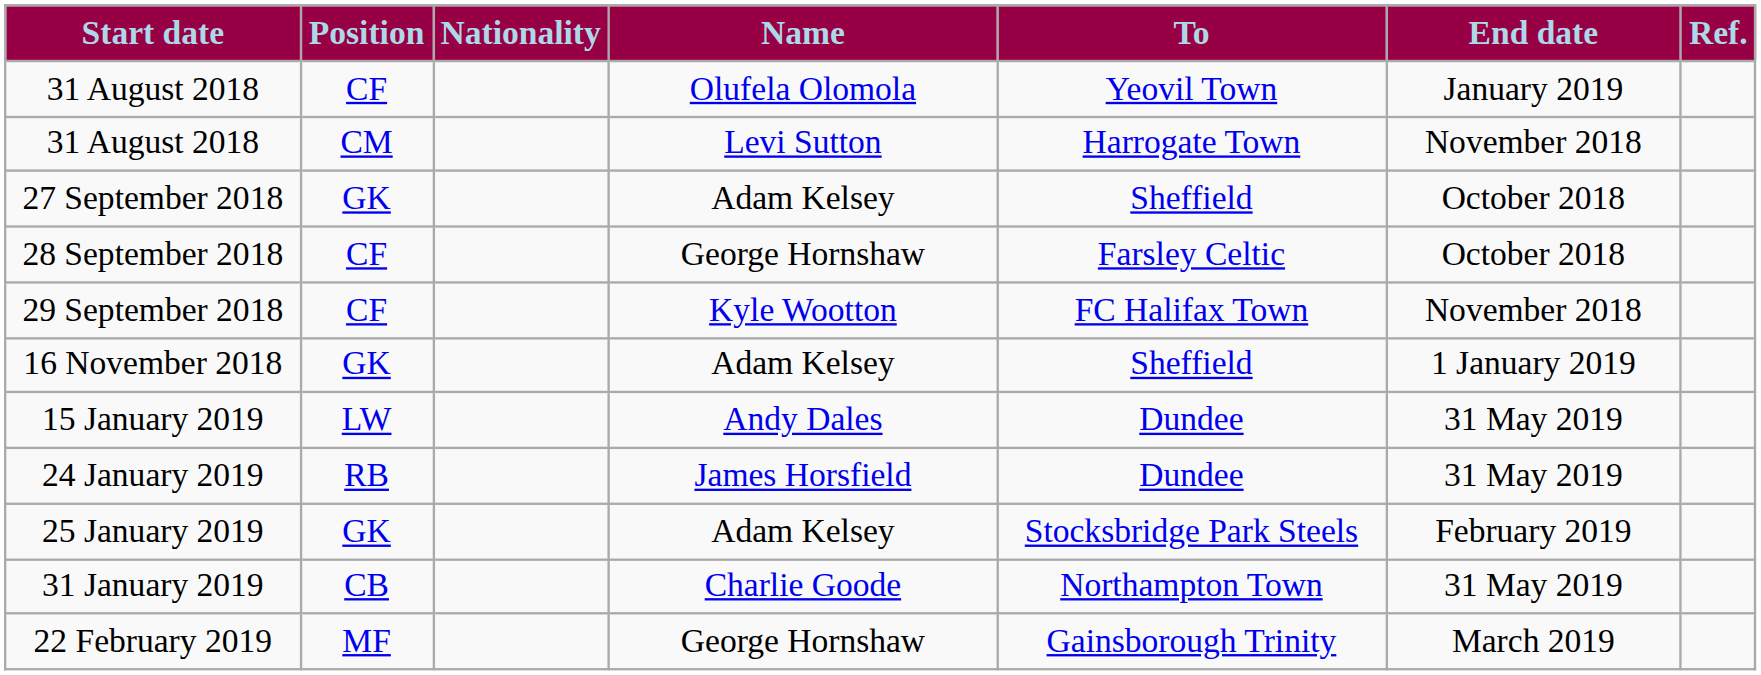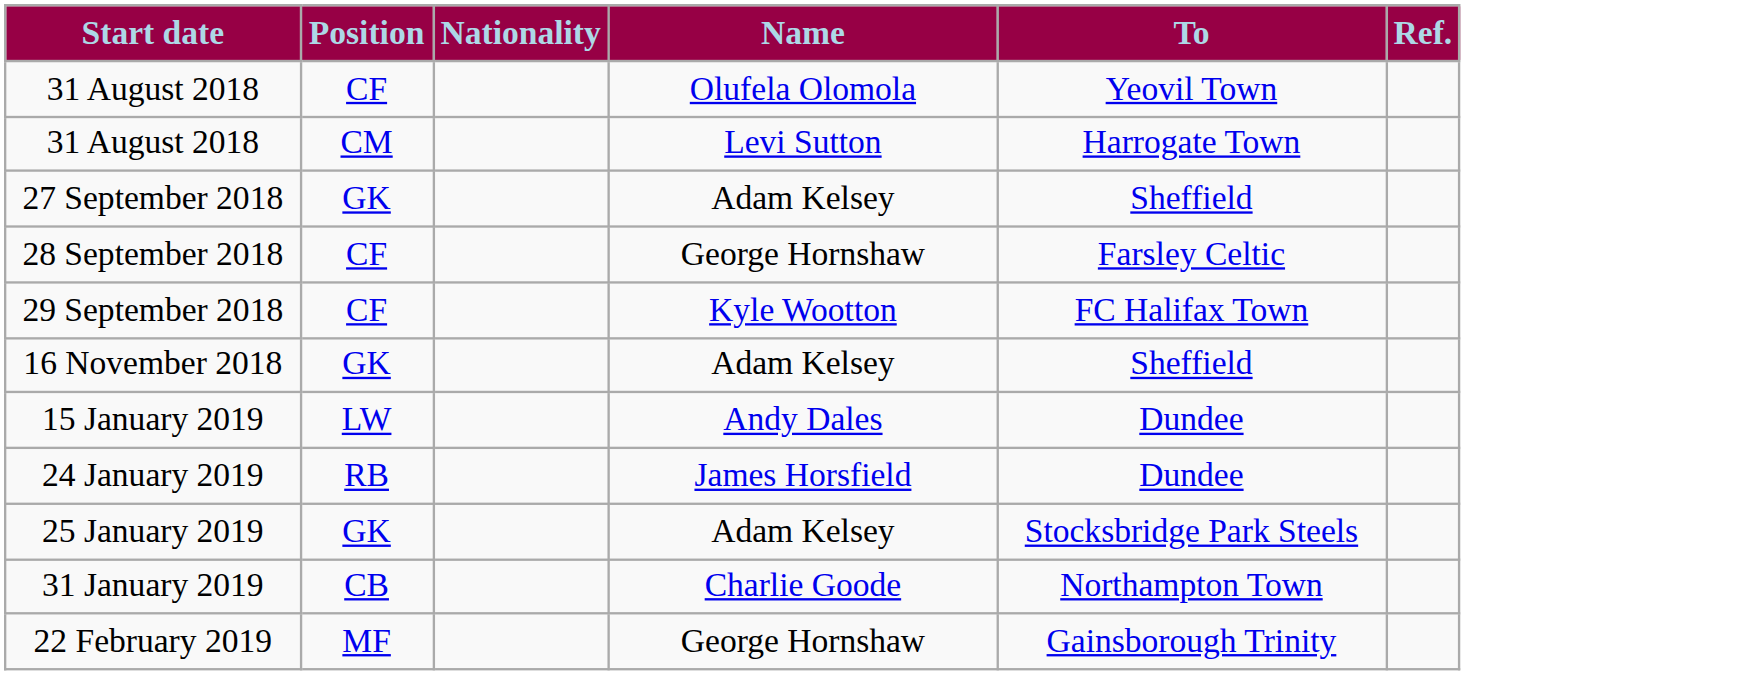- column: (1533, 32)
